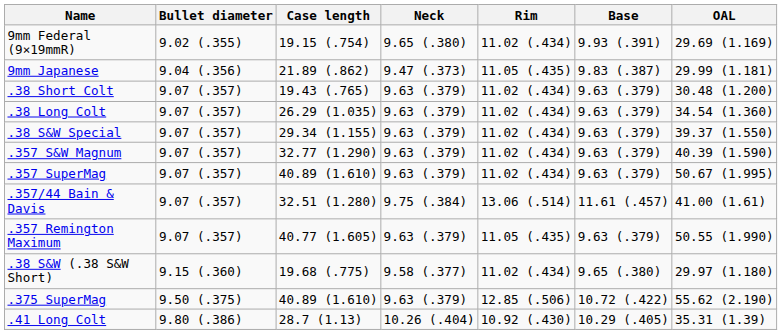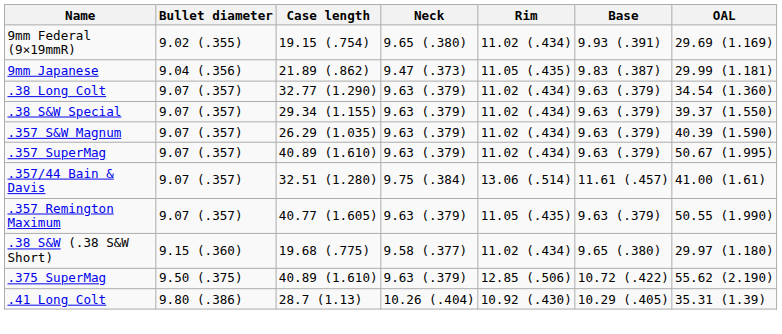- row: (61, 91)
(328, 112) 26.29 (1.035) -> (328, 91) 32.77 (1.290)
(328, 153) 32.77 (1.290) -> (328, 132) 26.29 (1.035)
